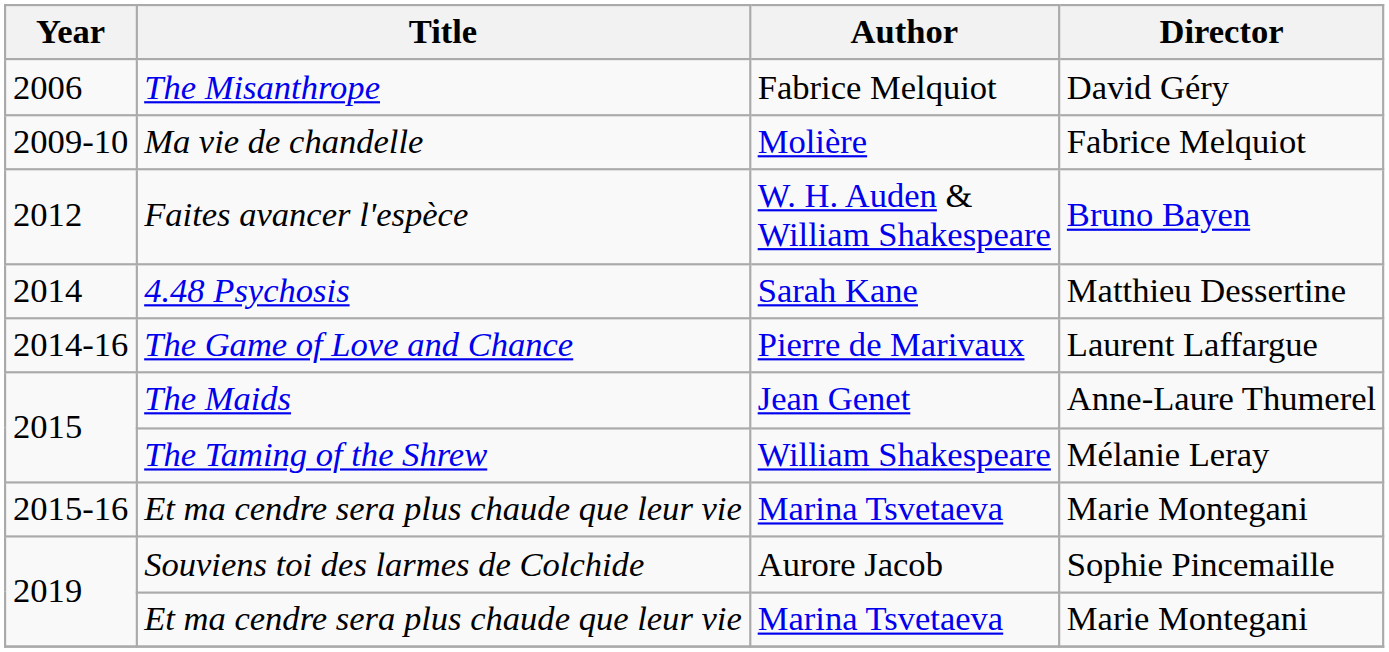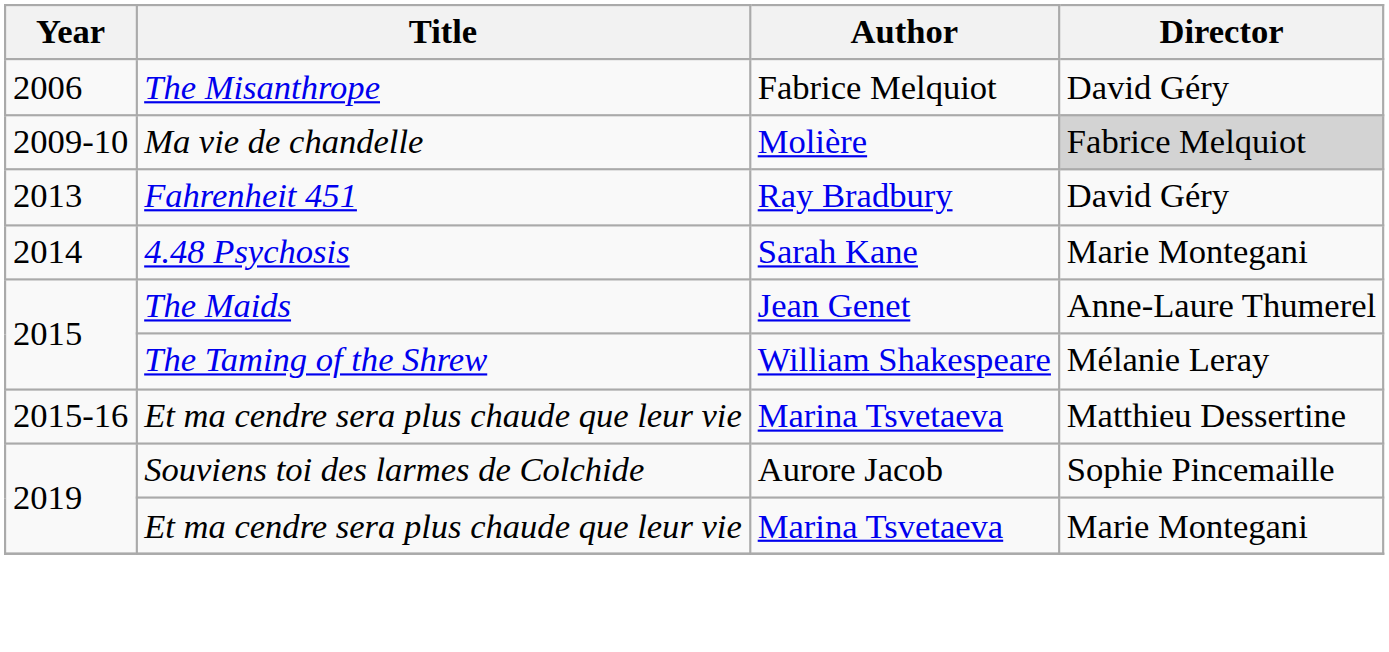(1186, 141) no background -> (1186, 141) lightgrey background
- row: (48, 215)
+ row: (48, 196)
(1206, 290) Matthieu Dessertine -> (1187, 251) Marie Montegani
- row: (71, 344)
(1187, 509) Marie Montegani -> (1206, 415) Matthieu Dessertine
